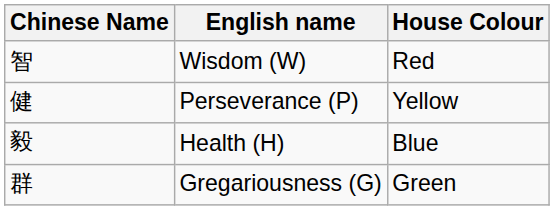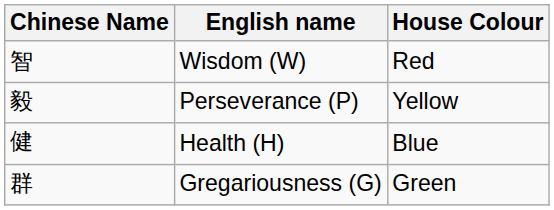(22, 101) 健 -> (22, 101) 毅
(22, 142) 毅 -> (22, 142) 健
